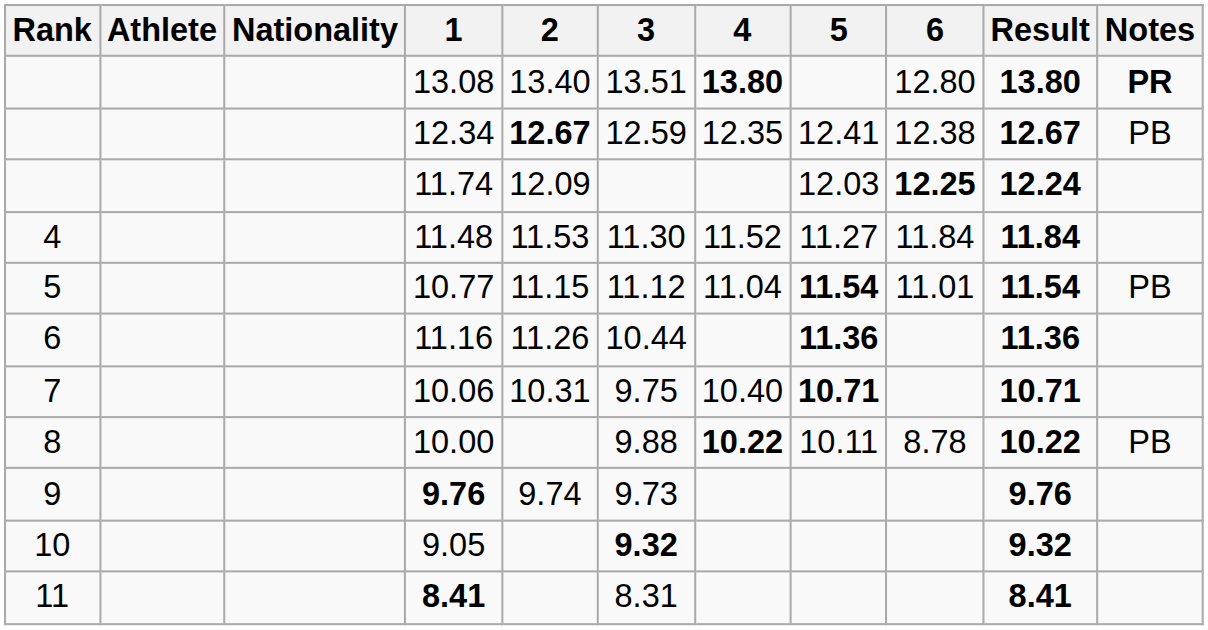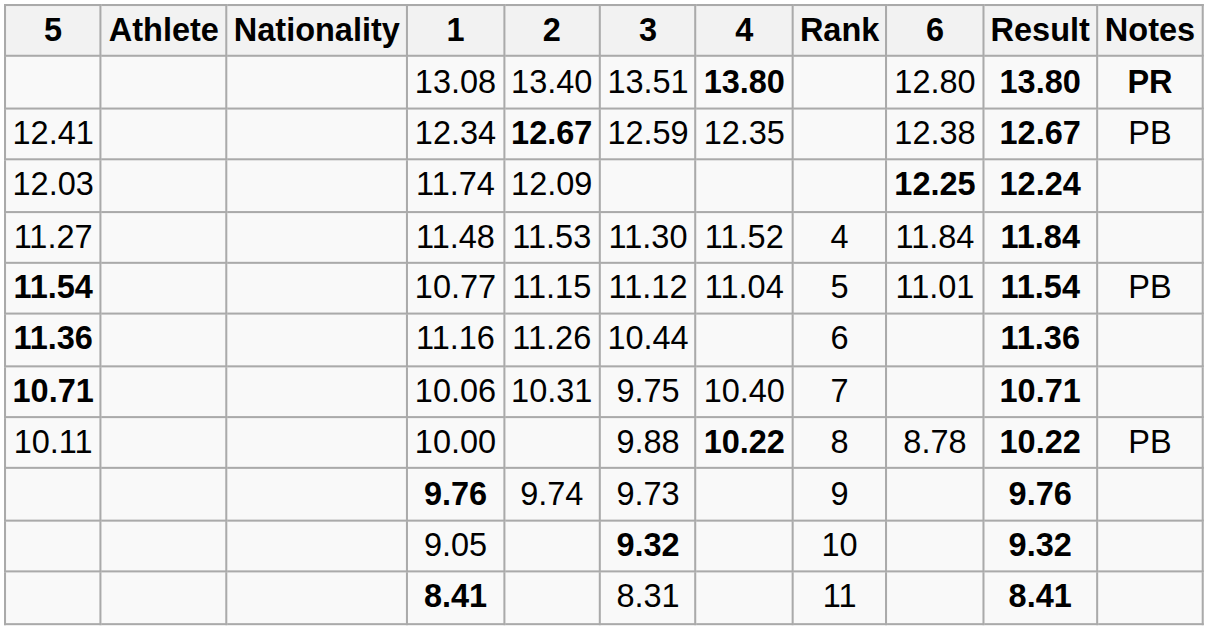columns swapped: (52, 30) <-> (839, 30)
